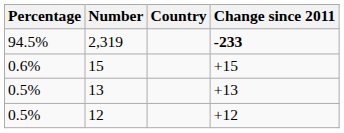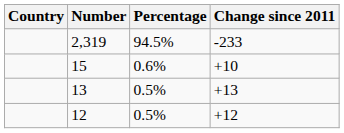columns swapped: (179, 16) <-> (45, 16)
(228, 41) bold -> (228, 41) normal
(226, 66) +15 -> (226, 66) +10
